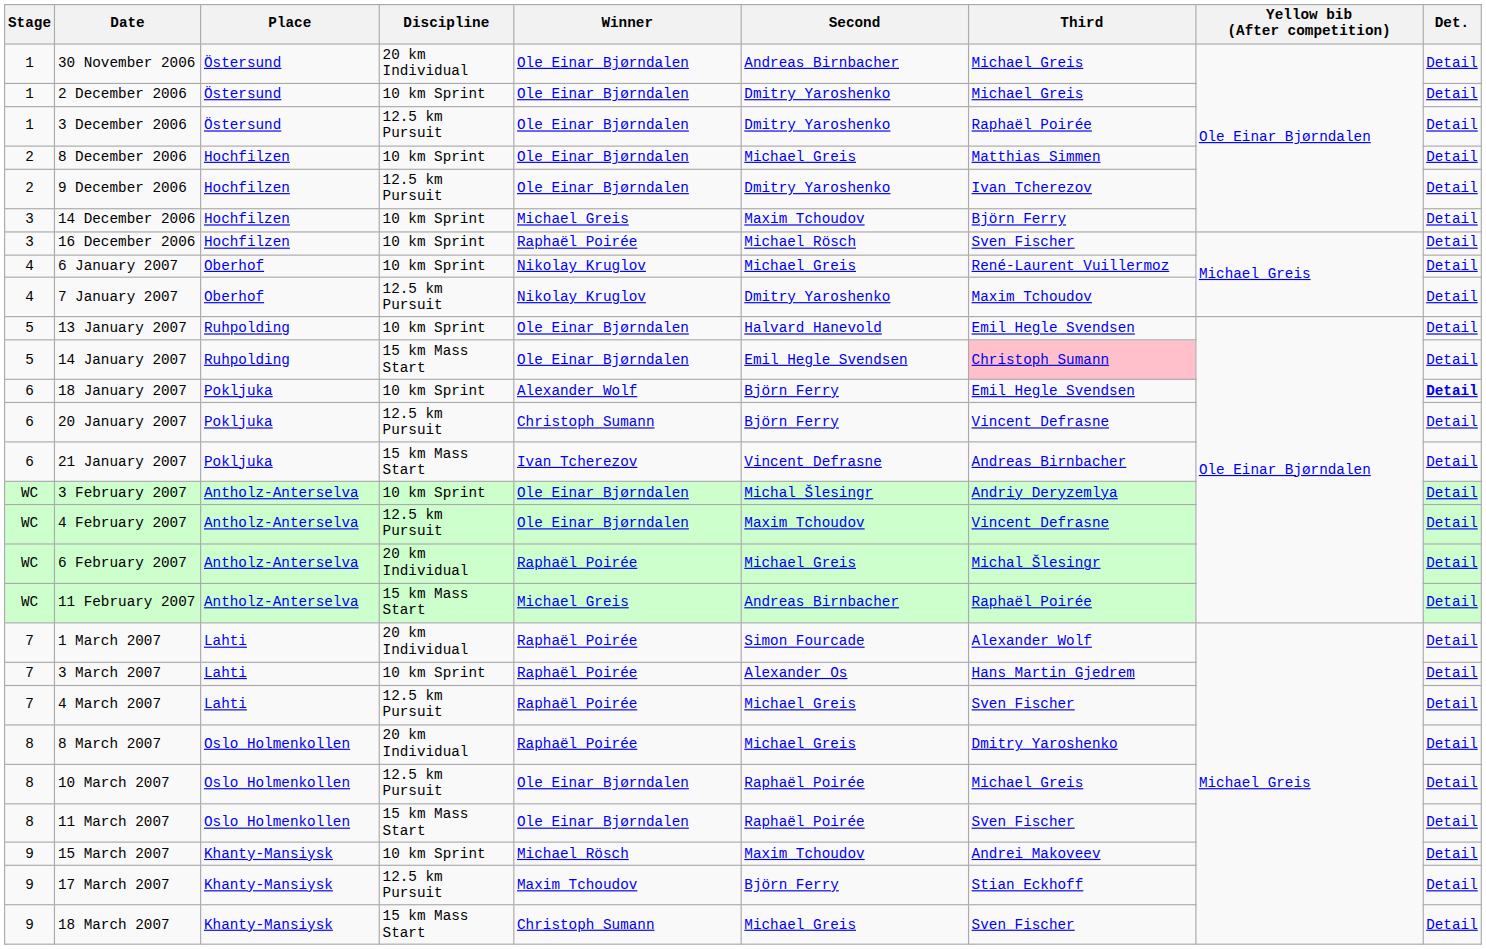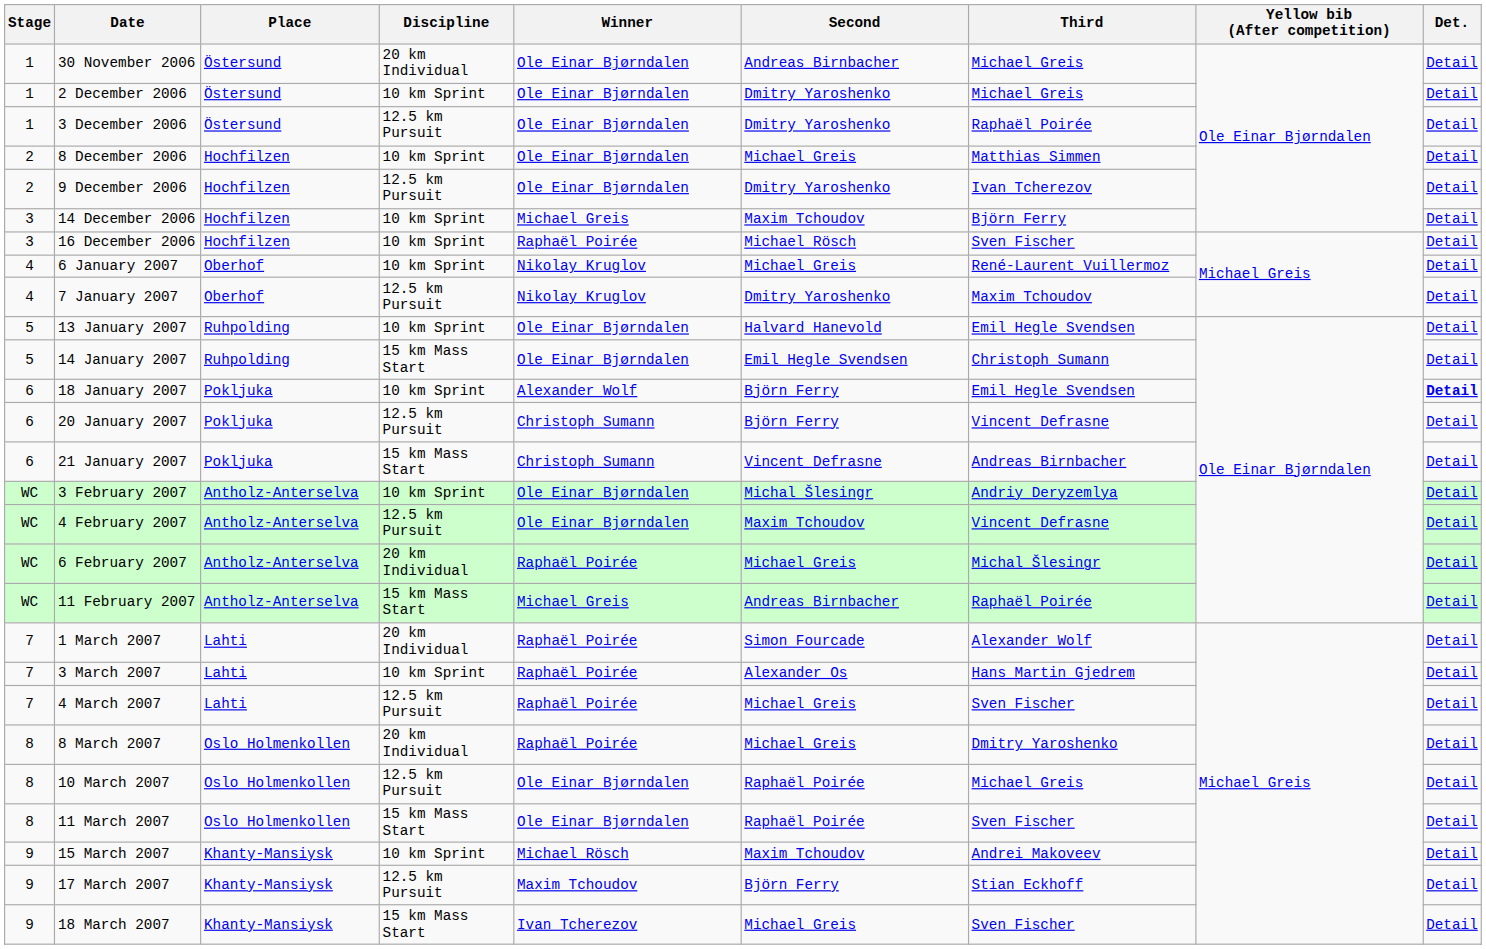(1040, 360) pink background -> (1040, 360) no background
(577, 462) Ivan Tcherezov -> (586, 462) Christoph Sumann
(586, 925) Christoph Sumann -> (577, 925) Ivan Tcherezov
